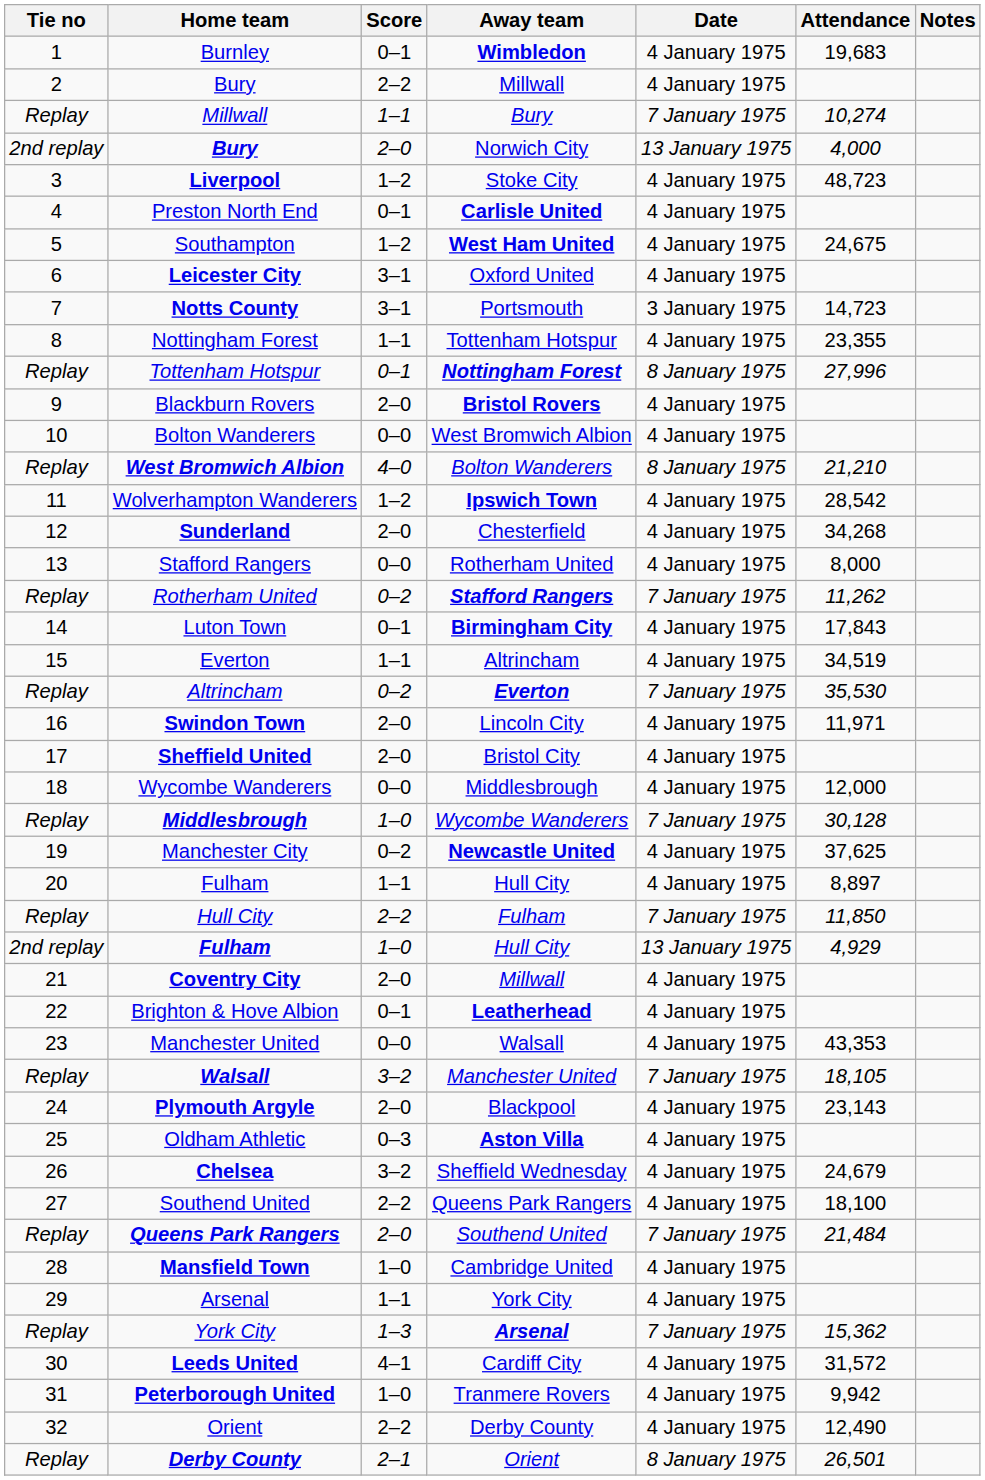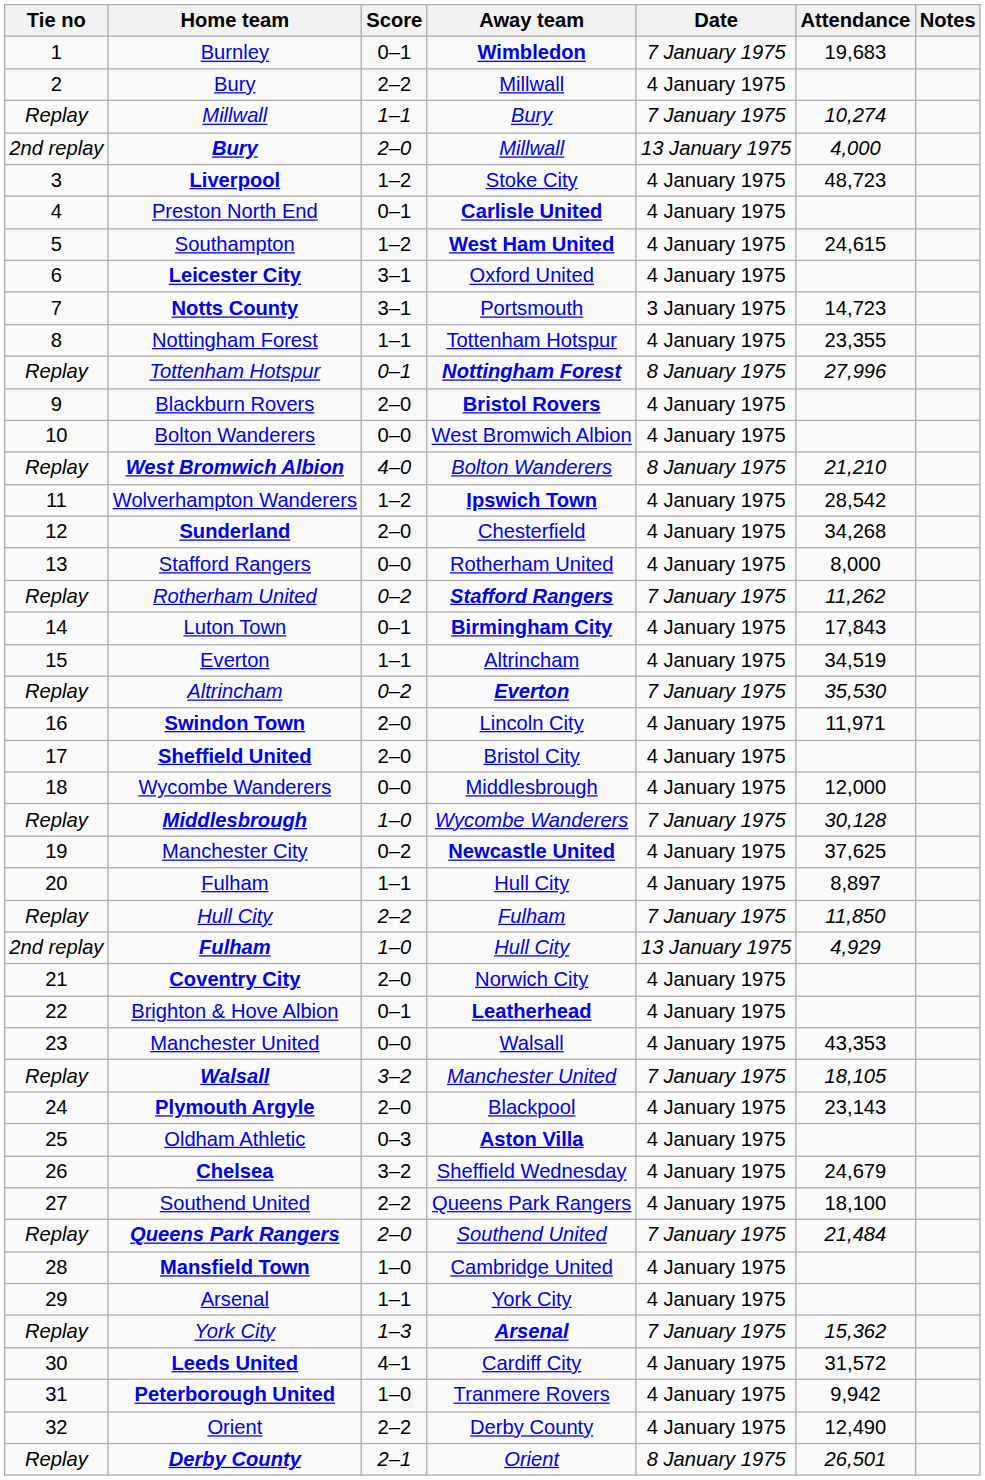(716, 52) 4 January 1975 -> (716, 52) 7 January 1975
(532, 148) Norwich City -> (532, 148) Millwall
(855, 244) 24,675 -> (855, 244) 24,615
(532, 979) Millwall -> (532, 979) Norwich City
